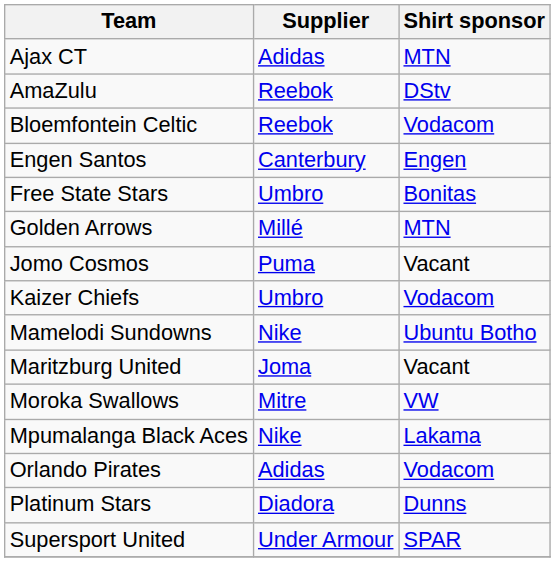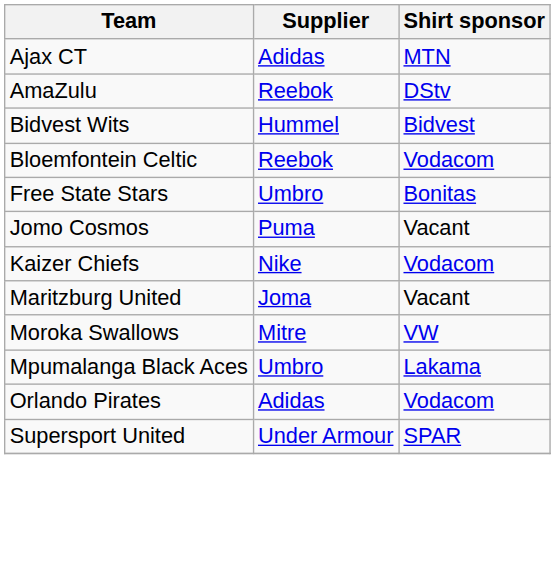+ row: (70, 125)
- row: (78, 159)
- row: (81, 228)
(291, 297) Umbro -> (280, 263) Nike
- row: (111, 332)
(280, 435) Nike -> (291, 366) Umbro
- row: (80, 504)
